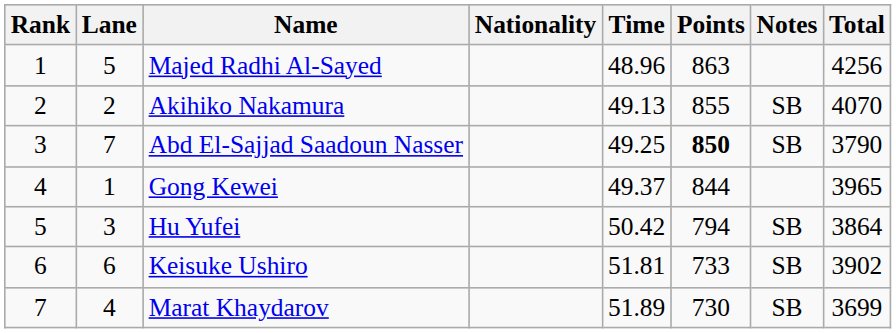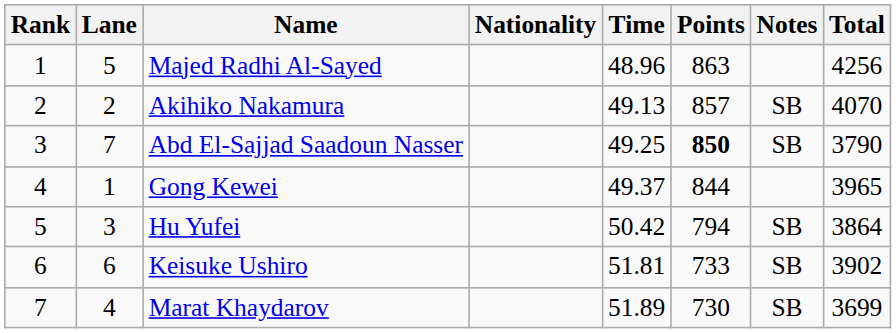(711, 105) 855 -> (711, 105) 857
